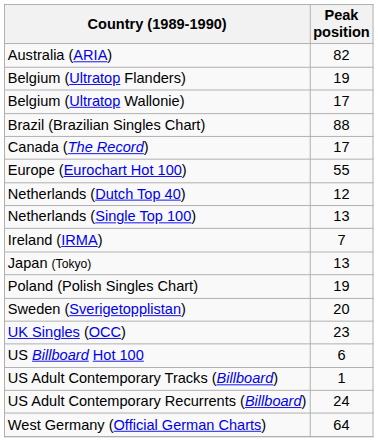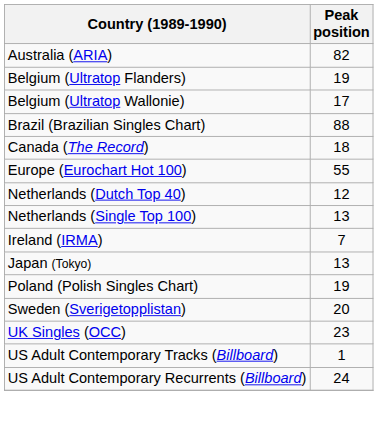(341, 147) 17 -> (341, 147) 18
- row: (76, 355)
- row: (137, 424)
